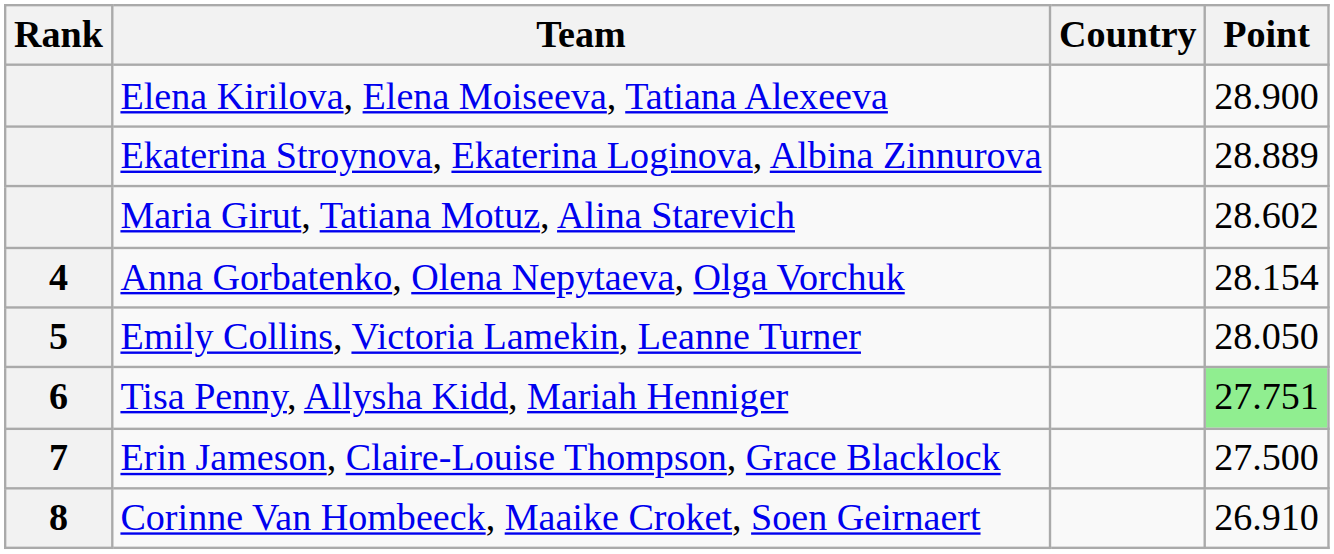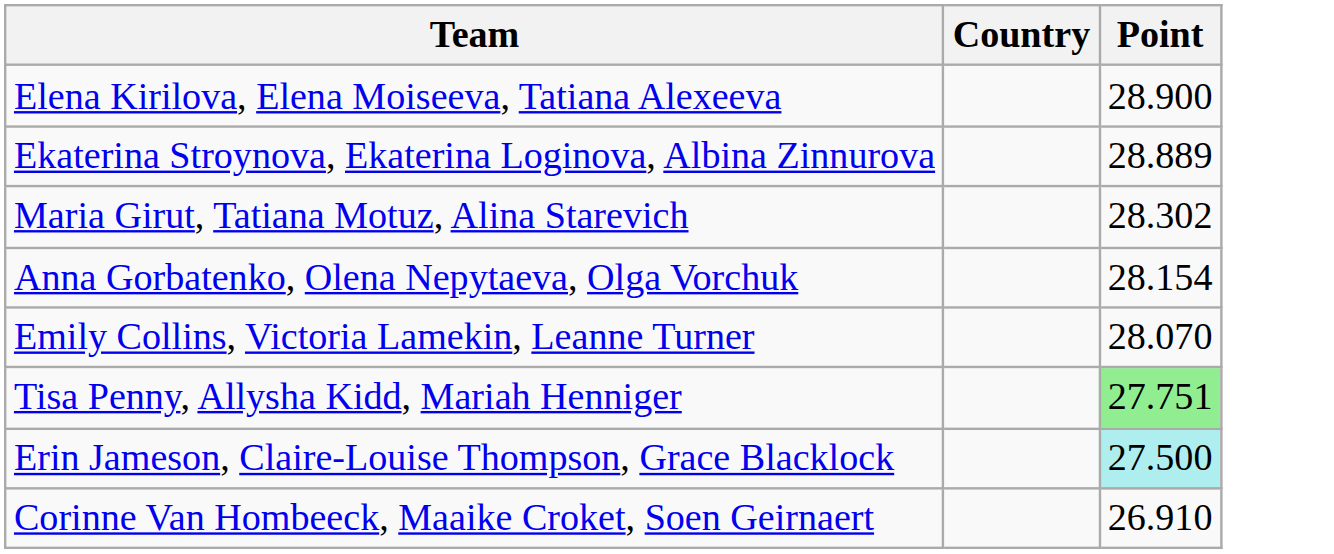- column: (58, 34)
(1267, 215) 28.602 -> (1160, 215) 28.302
(1267, 336) 28.050 -> (1160, 336) 28.070
(1267, 457) no background -> (1160, 457) paleturquoise background
